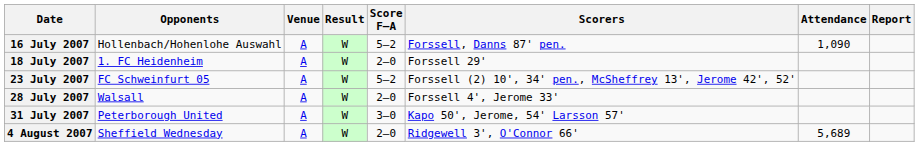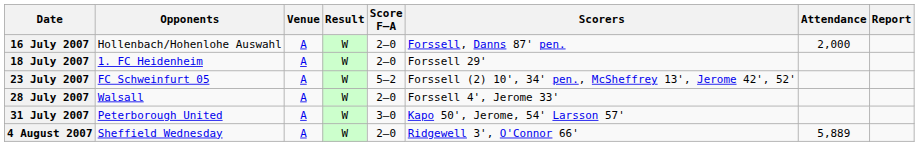(386, 44) 5–2 -> (386, 44) 2–0
(834, 44) 1,090 -> (834, 44) 2,000
(834, 133) 5,689 -> (834, 133) 5,889
